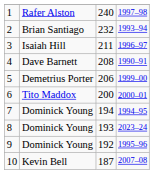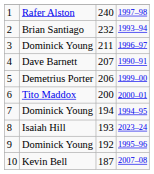(44, 45) Isaiah Hill -> (57, 45) Dominick Young
(106, 62) 208 -> (106, 62) 207
(57, 128) Dominick Young -> (44, 128) Isaiah Hill
